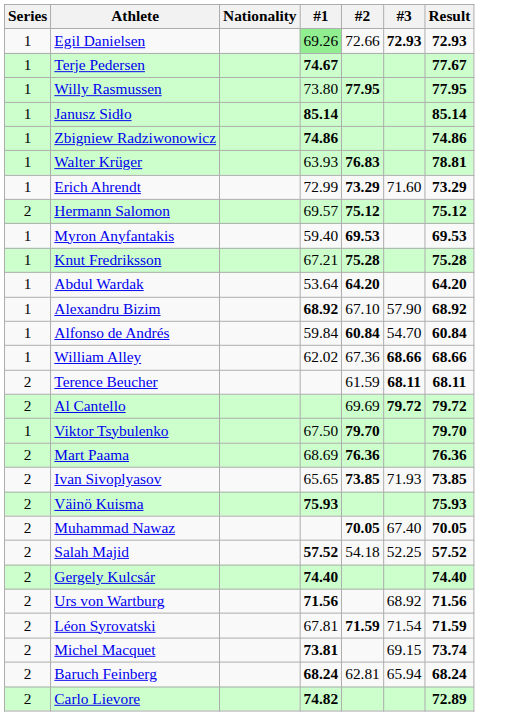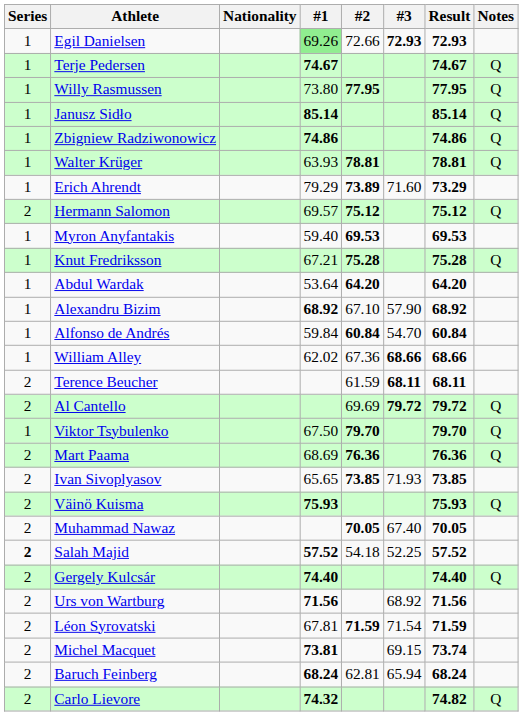+ column: (496, 16)
(449, 65) 77.67 -> (449, 65) 74.67
(362, 162) 76.83 -> (362, 162) 78.81
(321, 187) 72.99 -> (321, 187) 79.29
(362, 187) 73.29 -> (362, 187) 73.89
(28, 552) normal -> (28, 552) bold
(321, 698) 74.82 -> (321, 698) 74.32
(449, 698) 72.89 -> (449, 698) 74.82
